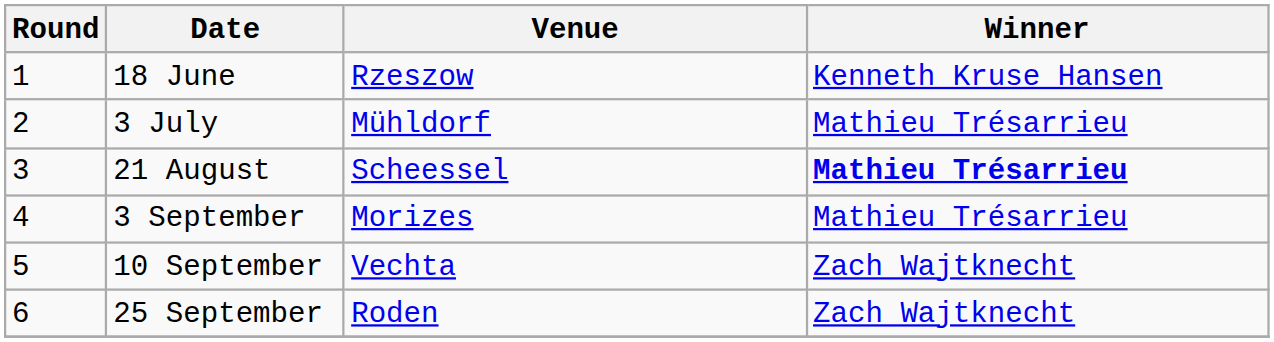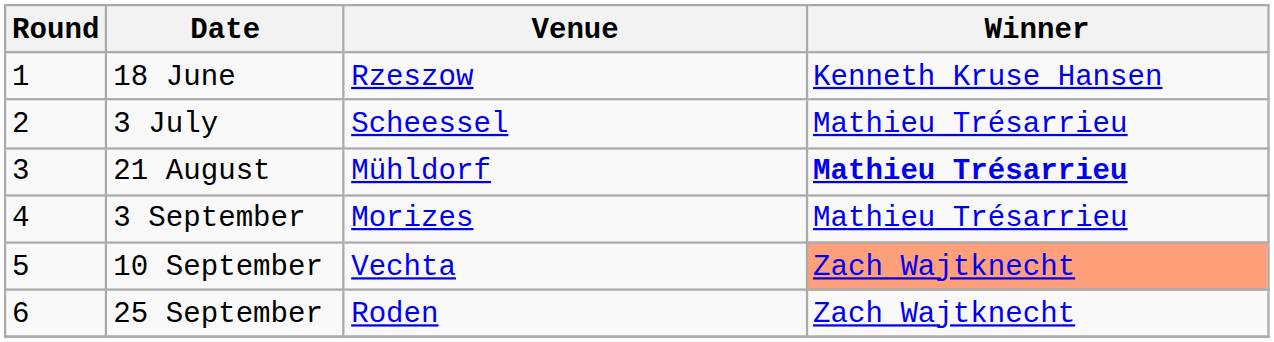(421, 124) Mühldorf -> (430, 124) Scheessel
(430, 171) Scheessel -> (421, 171) Mühldorf
(944, 266) no background -> (944, 266) lightsalmon background
